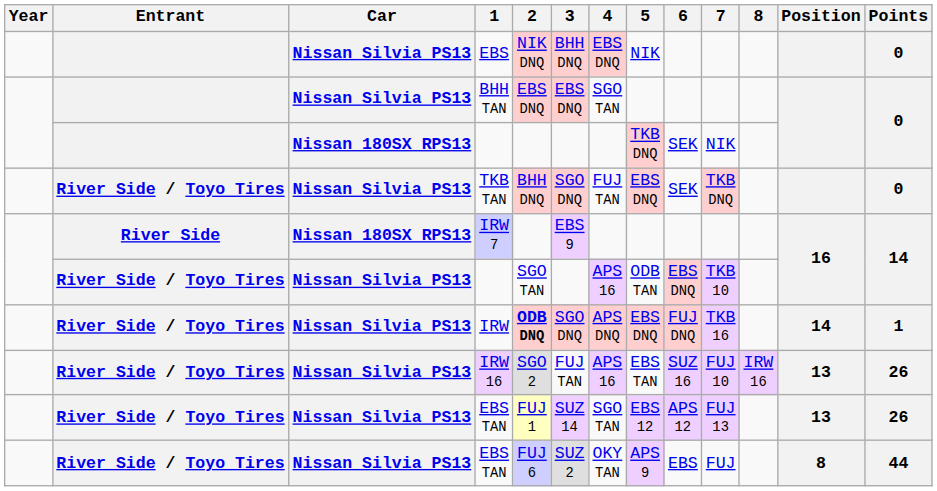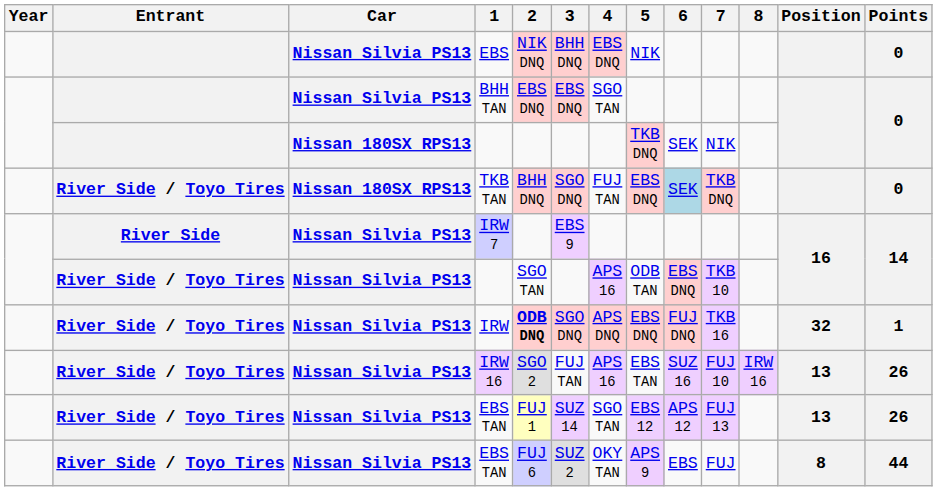(382, 191) Nissan Silvia PS13 -> (382, 191) Nissan 180SX RPS13
(683, 191) no background -> (683, 191) lightblue background
(382, 236) Nissan 180SX RPS13 -> (382, 236) Nissan Silvia PS13
(821, 327) 14 -> (821, 327) 32
